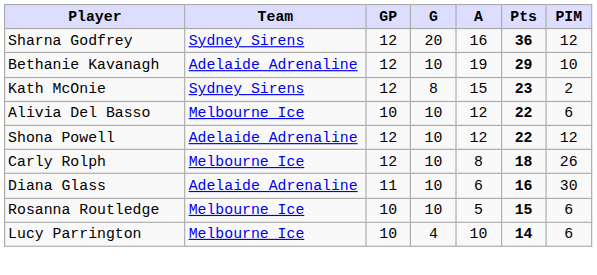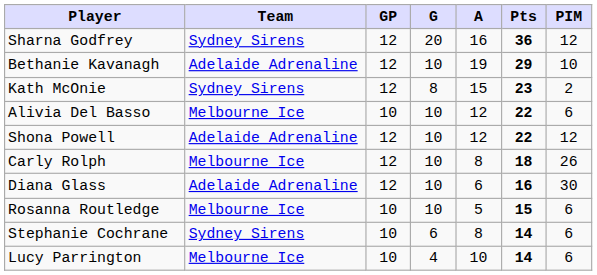(388, 186) 11 -> (388, 186) 12
+ row: (88, 234)
